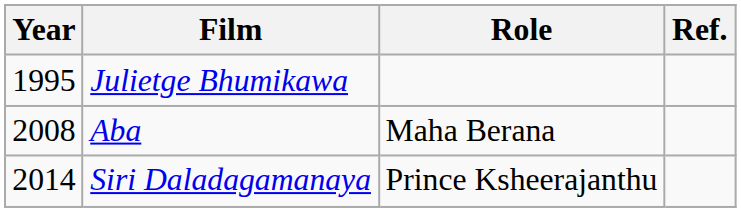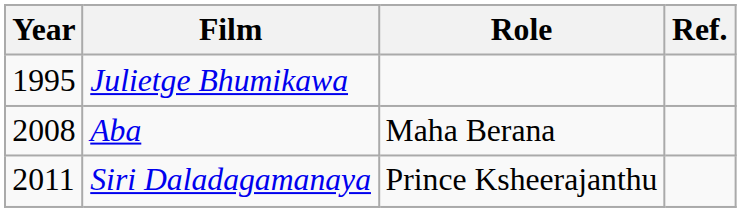(44, 180) 2014 -> (43, 180) 2011
